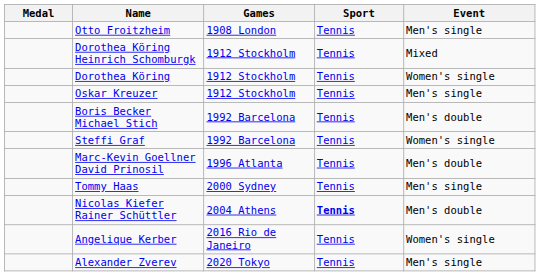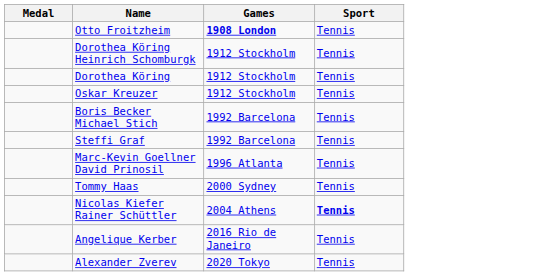- column: (469, 13)
(241, 30) normal -> (241, 30) bold
